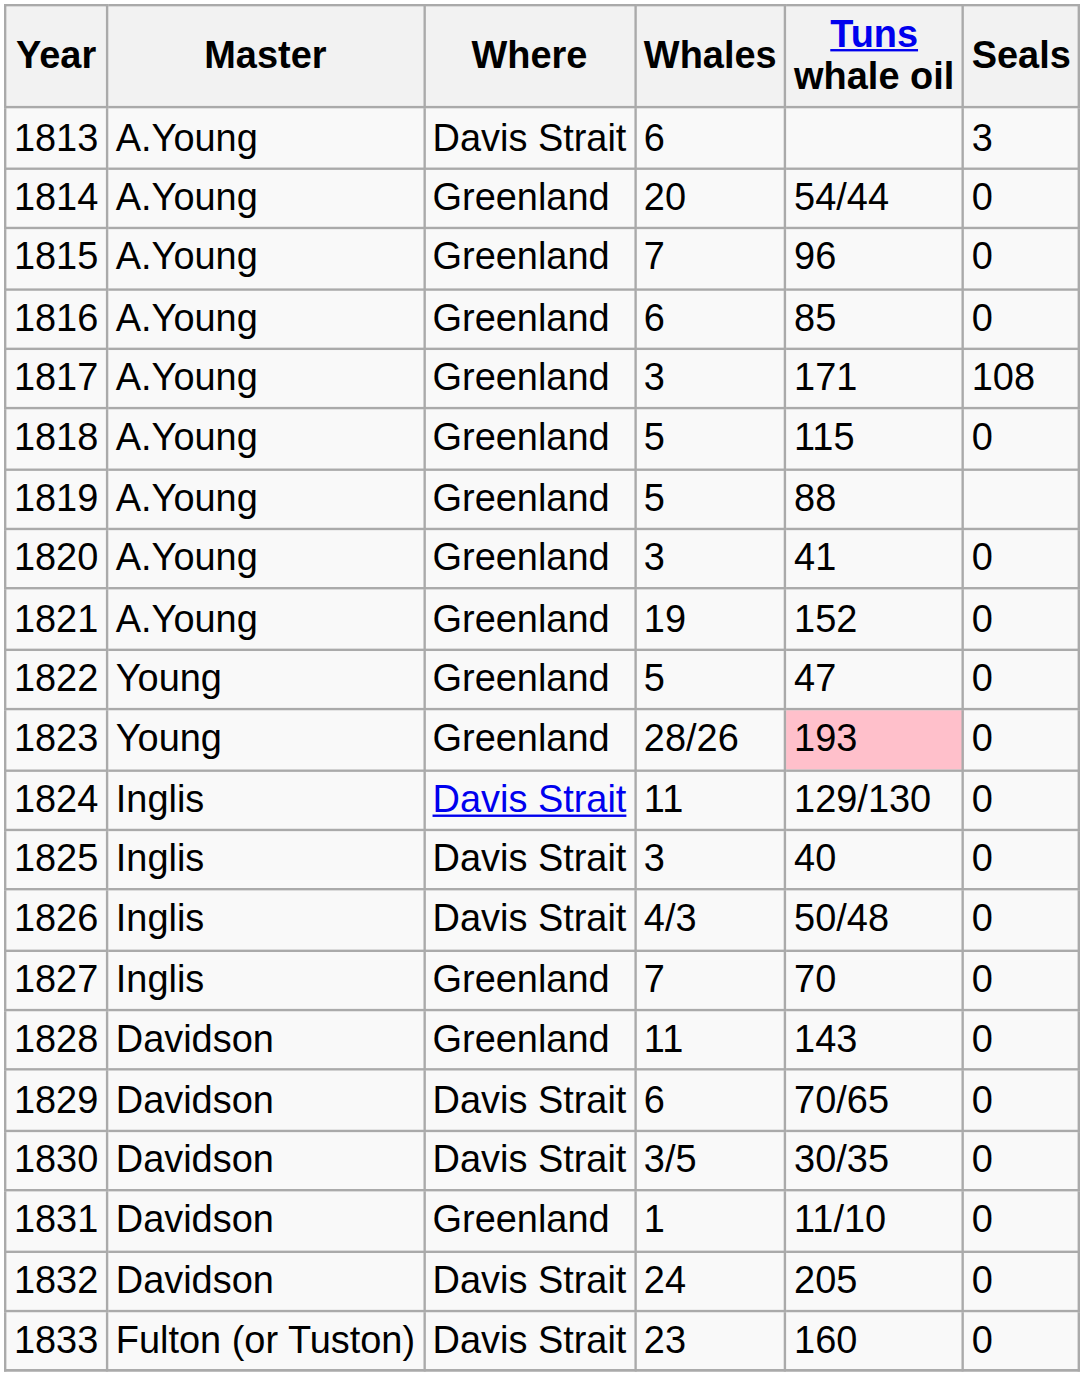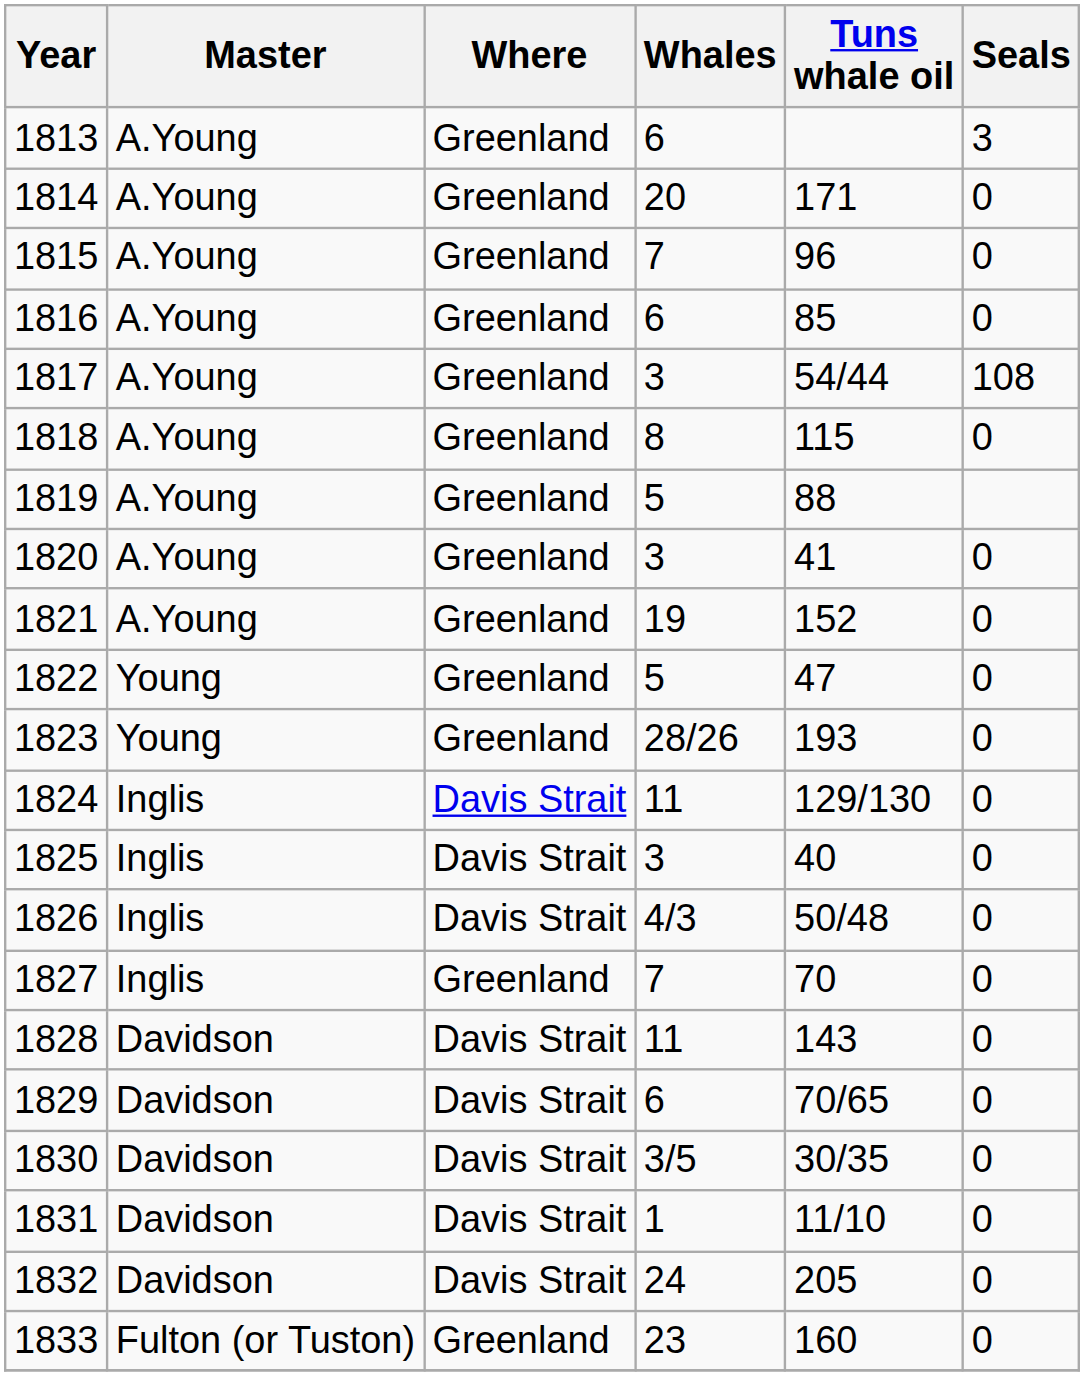(529, 137) Davis Strait -> (521, 137) Greenland
(842, 197) 54/44 -> (826, 197) 171
(826, 377) 171 -> (842, 377) 54/44
(654, 438) 5 -> (654, 438) 8
(826, 738) pink background -> (826, 738) no background
(521, 1039) Greenland -> (529, 1039) Davis Strait
(521, 1219) Greenland -> (529, 1219) Davis Strait
(529, 1340) Davis Strait -> (521, 1340) Greenland
